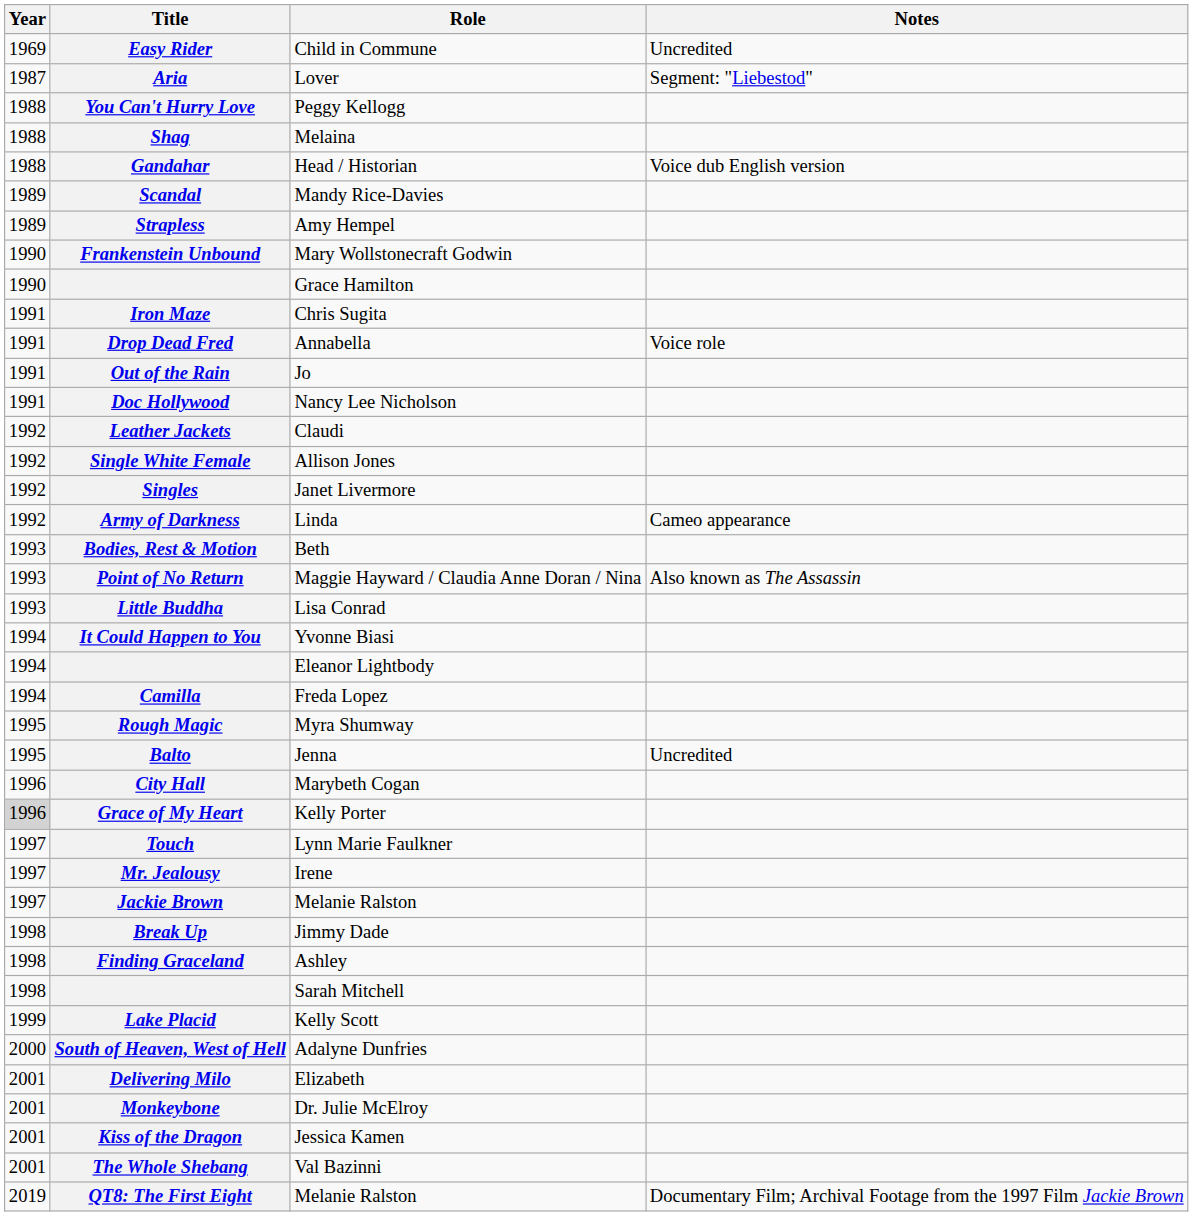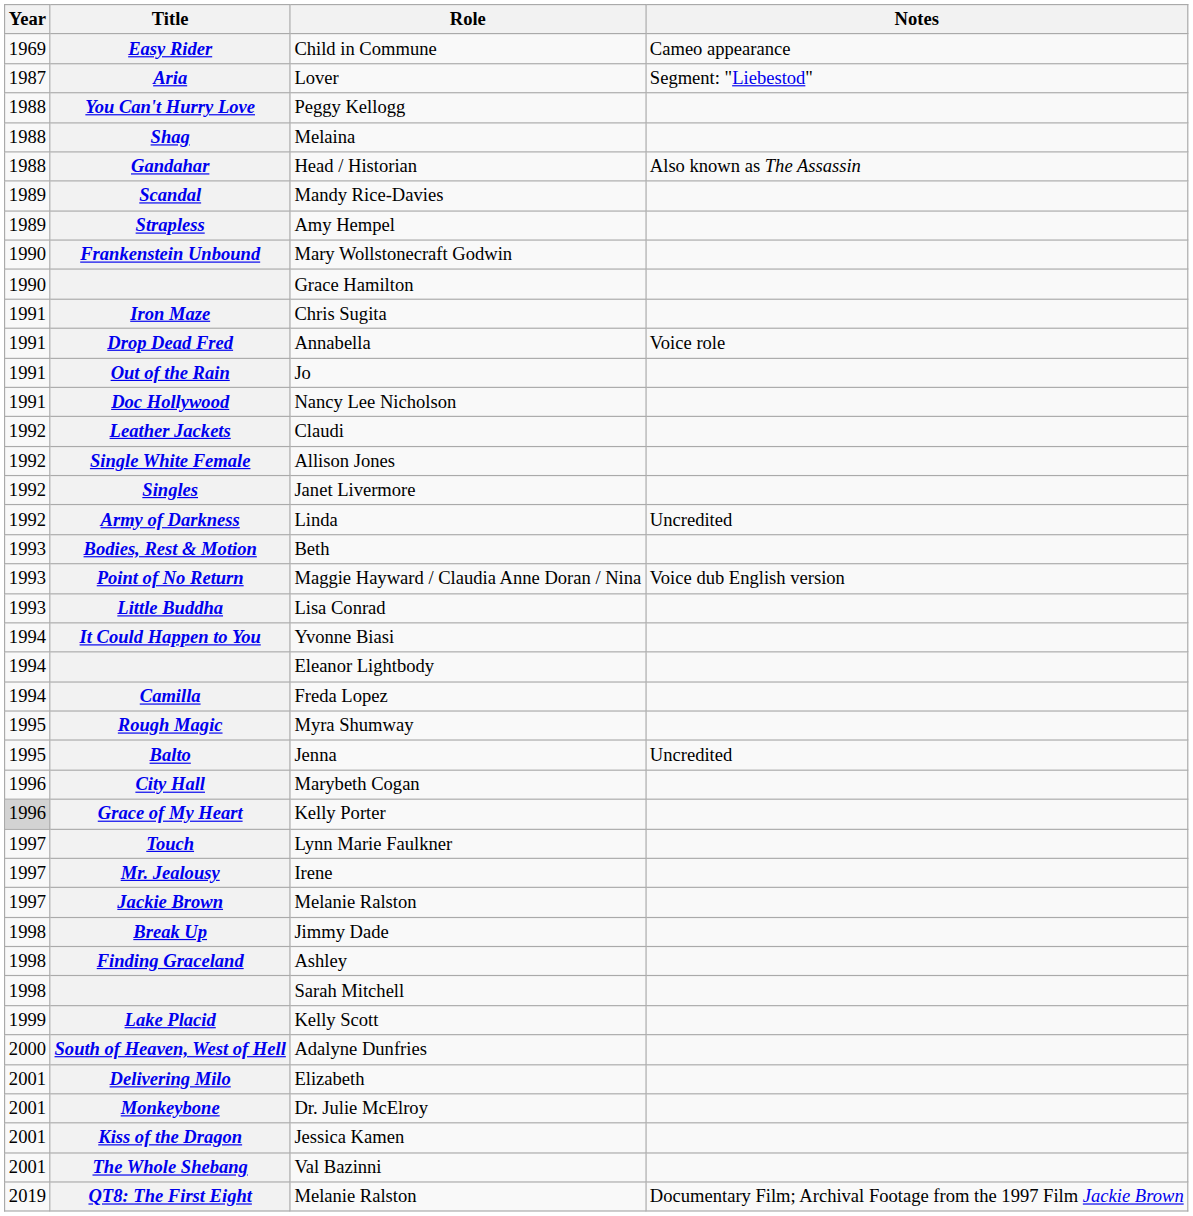(691, 48) Uncredited -> (720, 48) Cameo appearance
(747, 166) Voice dub English version -> (755, 166) Also known as The Assassin
(720, 519) Cameo appearance -> (691, 519) Uncredited
(755, 578) Also known as The Assassin -> (747, 578) Voice dub English version
